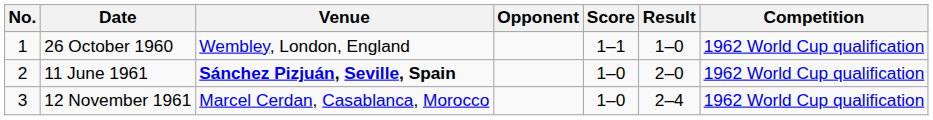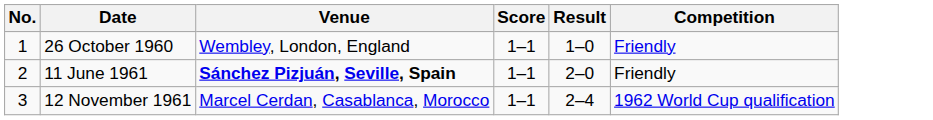- column: (538, 18)
(814, 45) 1962 World Cup qualification -> (645, 45) Friendly
(611, 73) 1–0 -> (521, 73) 1–1
(814, 73) 1962 World Cup qualification -> (645, 73) Friendly
(611, 100) 1–0 -> (521, 100) 1–1
